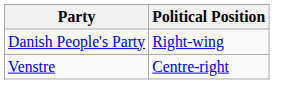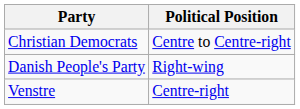+ row: (73, 41)
